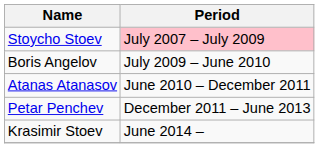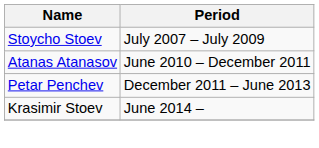(194, 39) pink background -> (194, 39) no background
- row: (52, 62)
